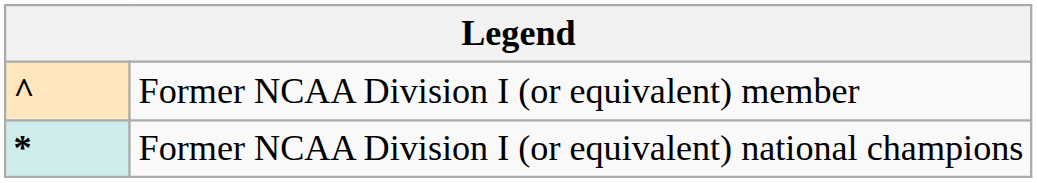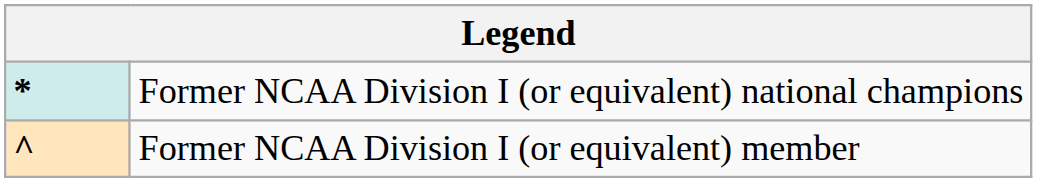rows swapped: (581, 147) <-> (499, 90)
